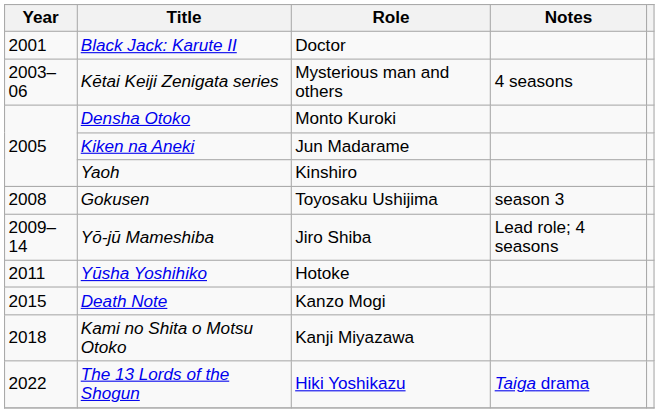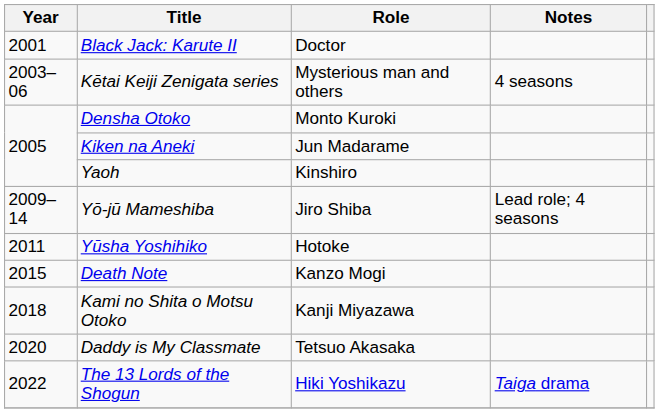- row: (115, 200)
+ row: (171, 347)
